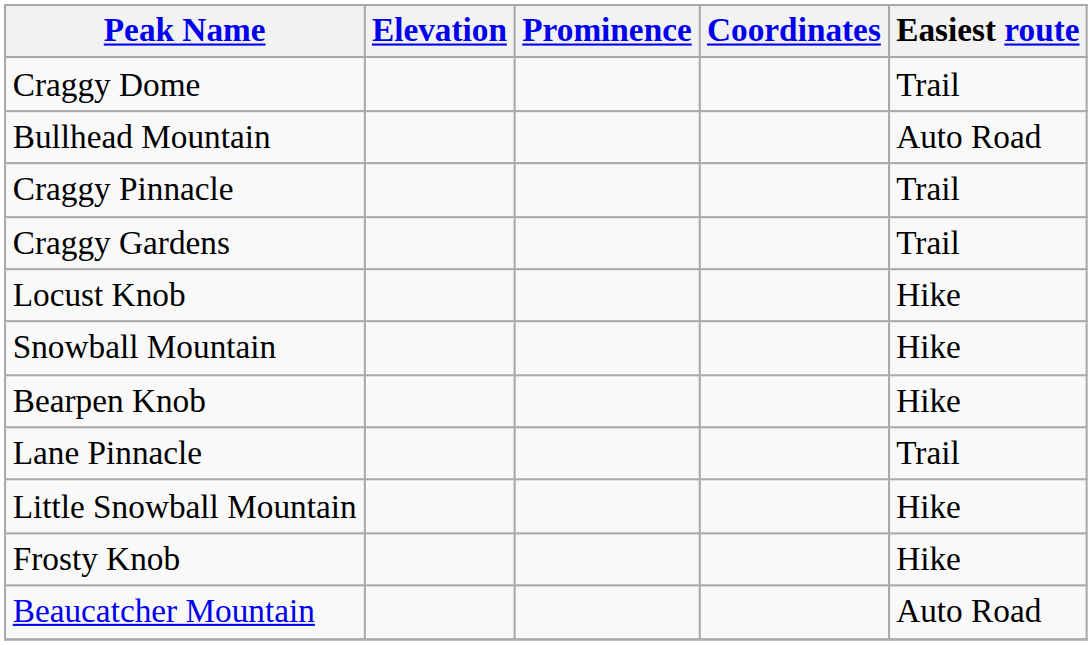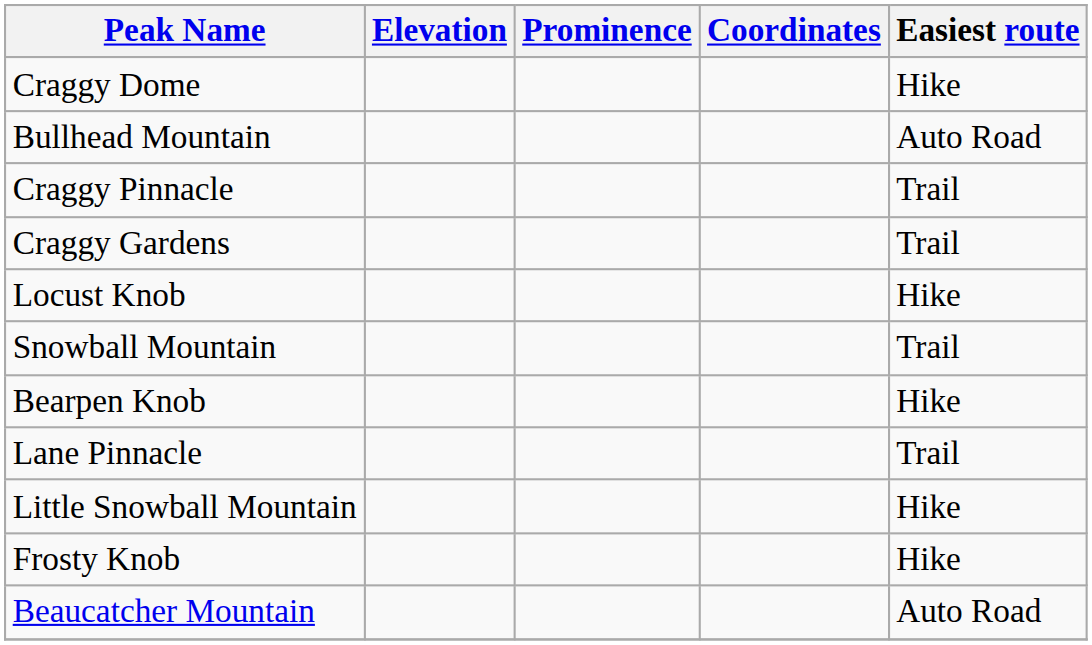(928, 83) Trail -> (929, 83) Hike
(929, 347) Hike -> (928, 347) Trail
